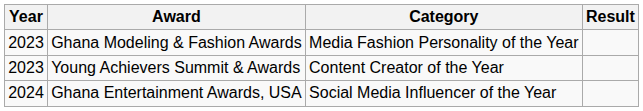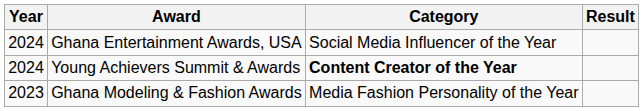rows swapped: (176, 42) <-> (176, 93)
(26, 67) 2023 -> (26, 67) 2024
(406, 67) normal -> (413, 67) bold
